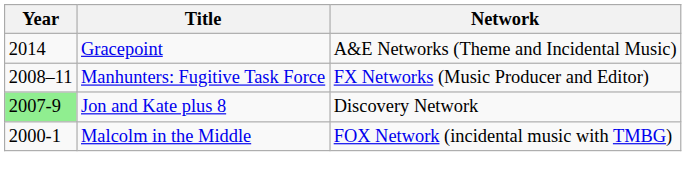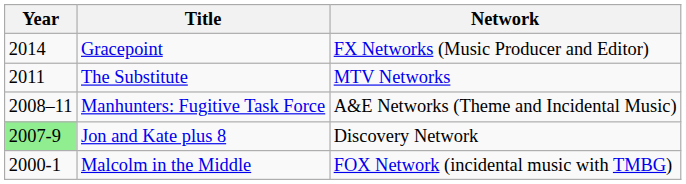(505, 48) A&E Networks (Theme and Incidental Music) -> (491, 48) FX Networks (Music Producer and Editor)
+ row: (134, 77)
(491, 77) FX Networks (Music Producer and Editor) -> (505, 106) A&E Networks (Theme and Incidental Music)
